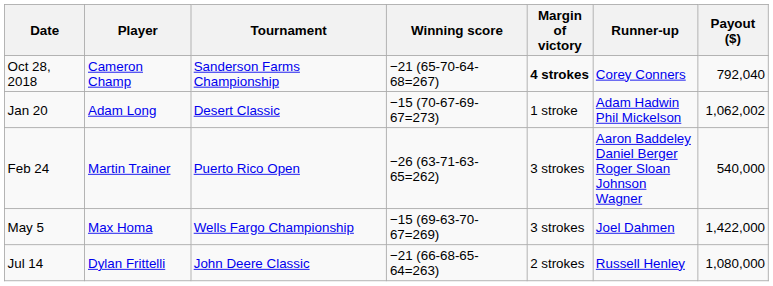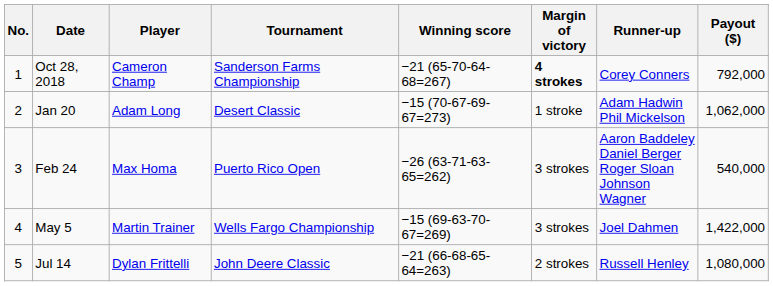+ column: (18, 30)
(741, 74) 792,040 -> (741, 74) 792,000
(735, 110) 1,062,002 -> (735, 110) 1,062,000
(129, 168) Martin Trainer -> (144, 168) Max Homa
(120, 227) Max Homa -> (153, 227) Martin Trainer
